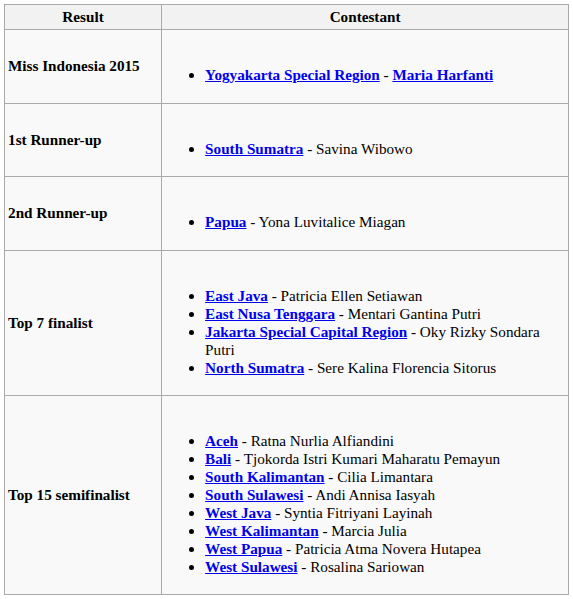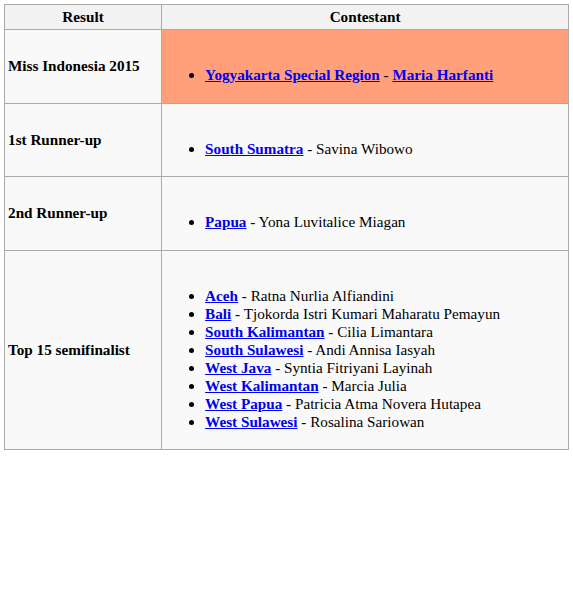(365, 75) no background -> (365, 75) lightsalmon background
- row: (50, 322)
